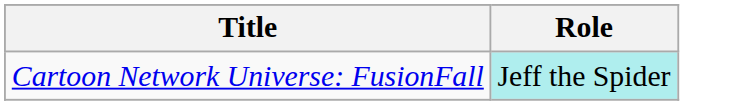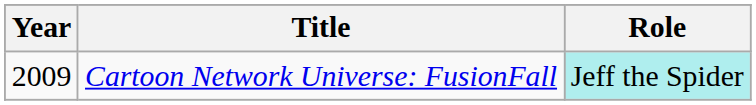+ column: (42, 28)
